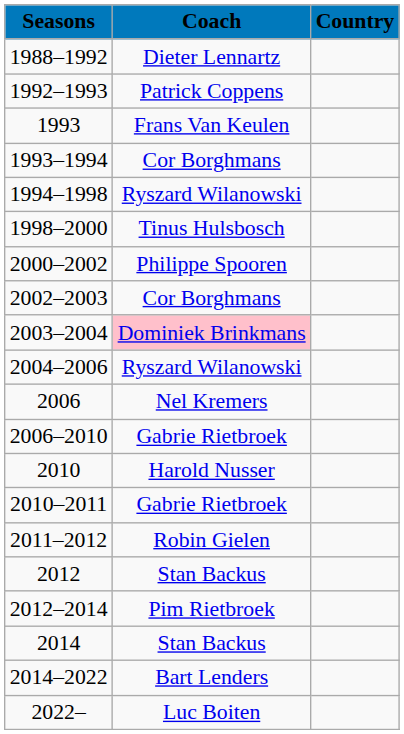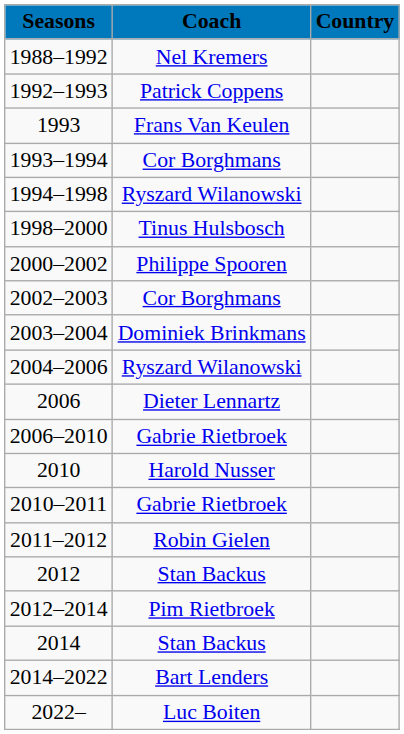(212, 56) Dieter Lennartz -> (212, 56) Nel Kremers
(212, 332) pink background -> (212, 332) no background
(212, 401) Nel Kremers -> (212, 401) Dieter Lennartz
